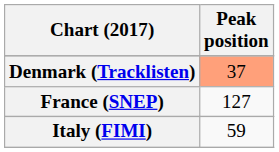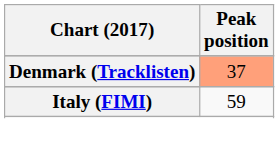- row: (102, 101)
